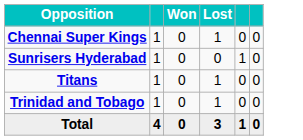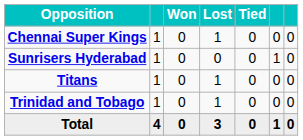+ column: (252, 15)
